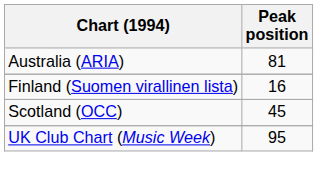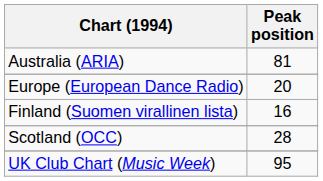+ row: (126, 86)
(277, 112) 45 -> (282, 138) 28
